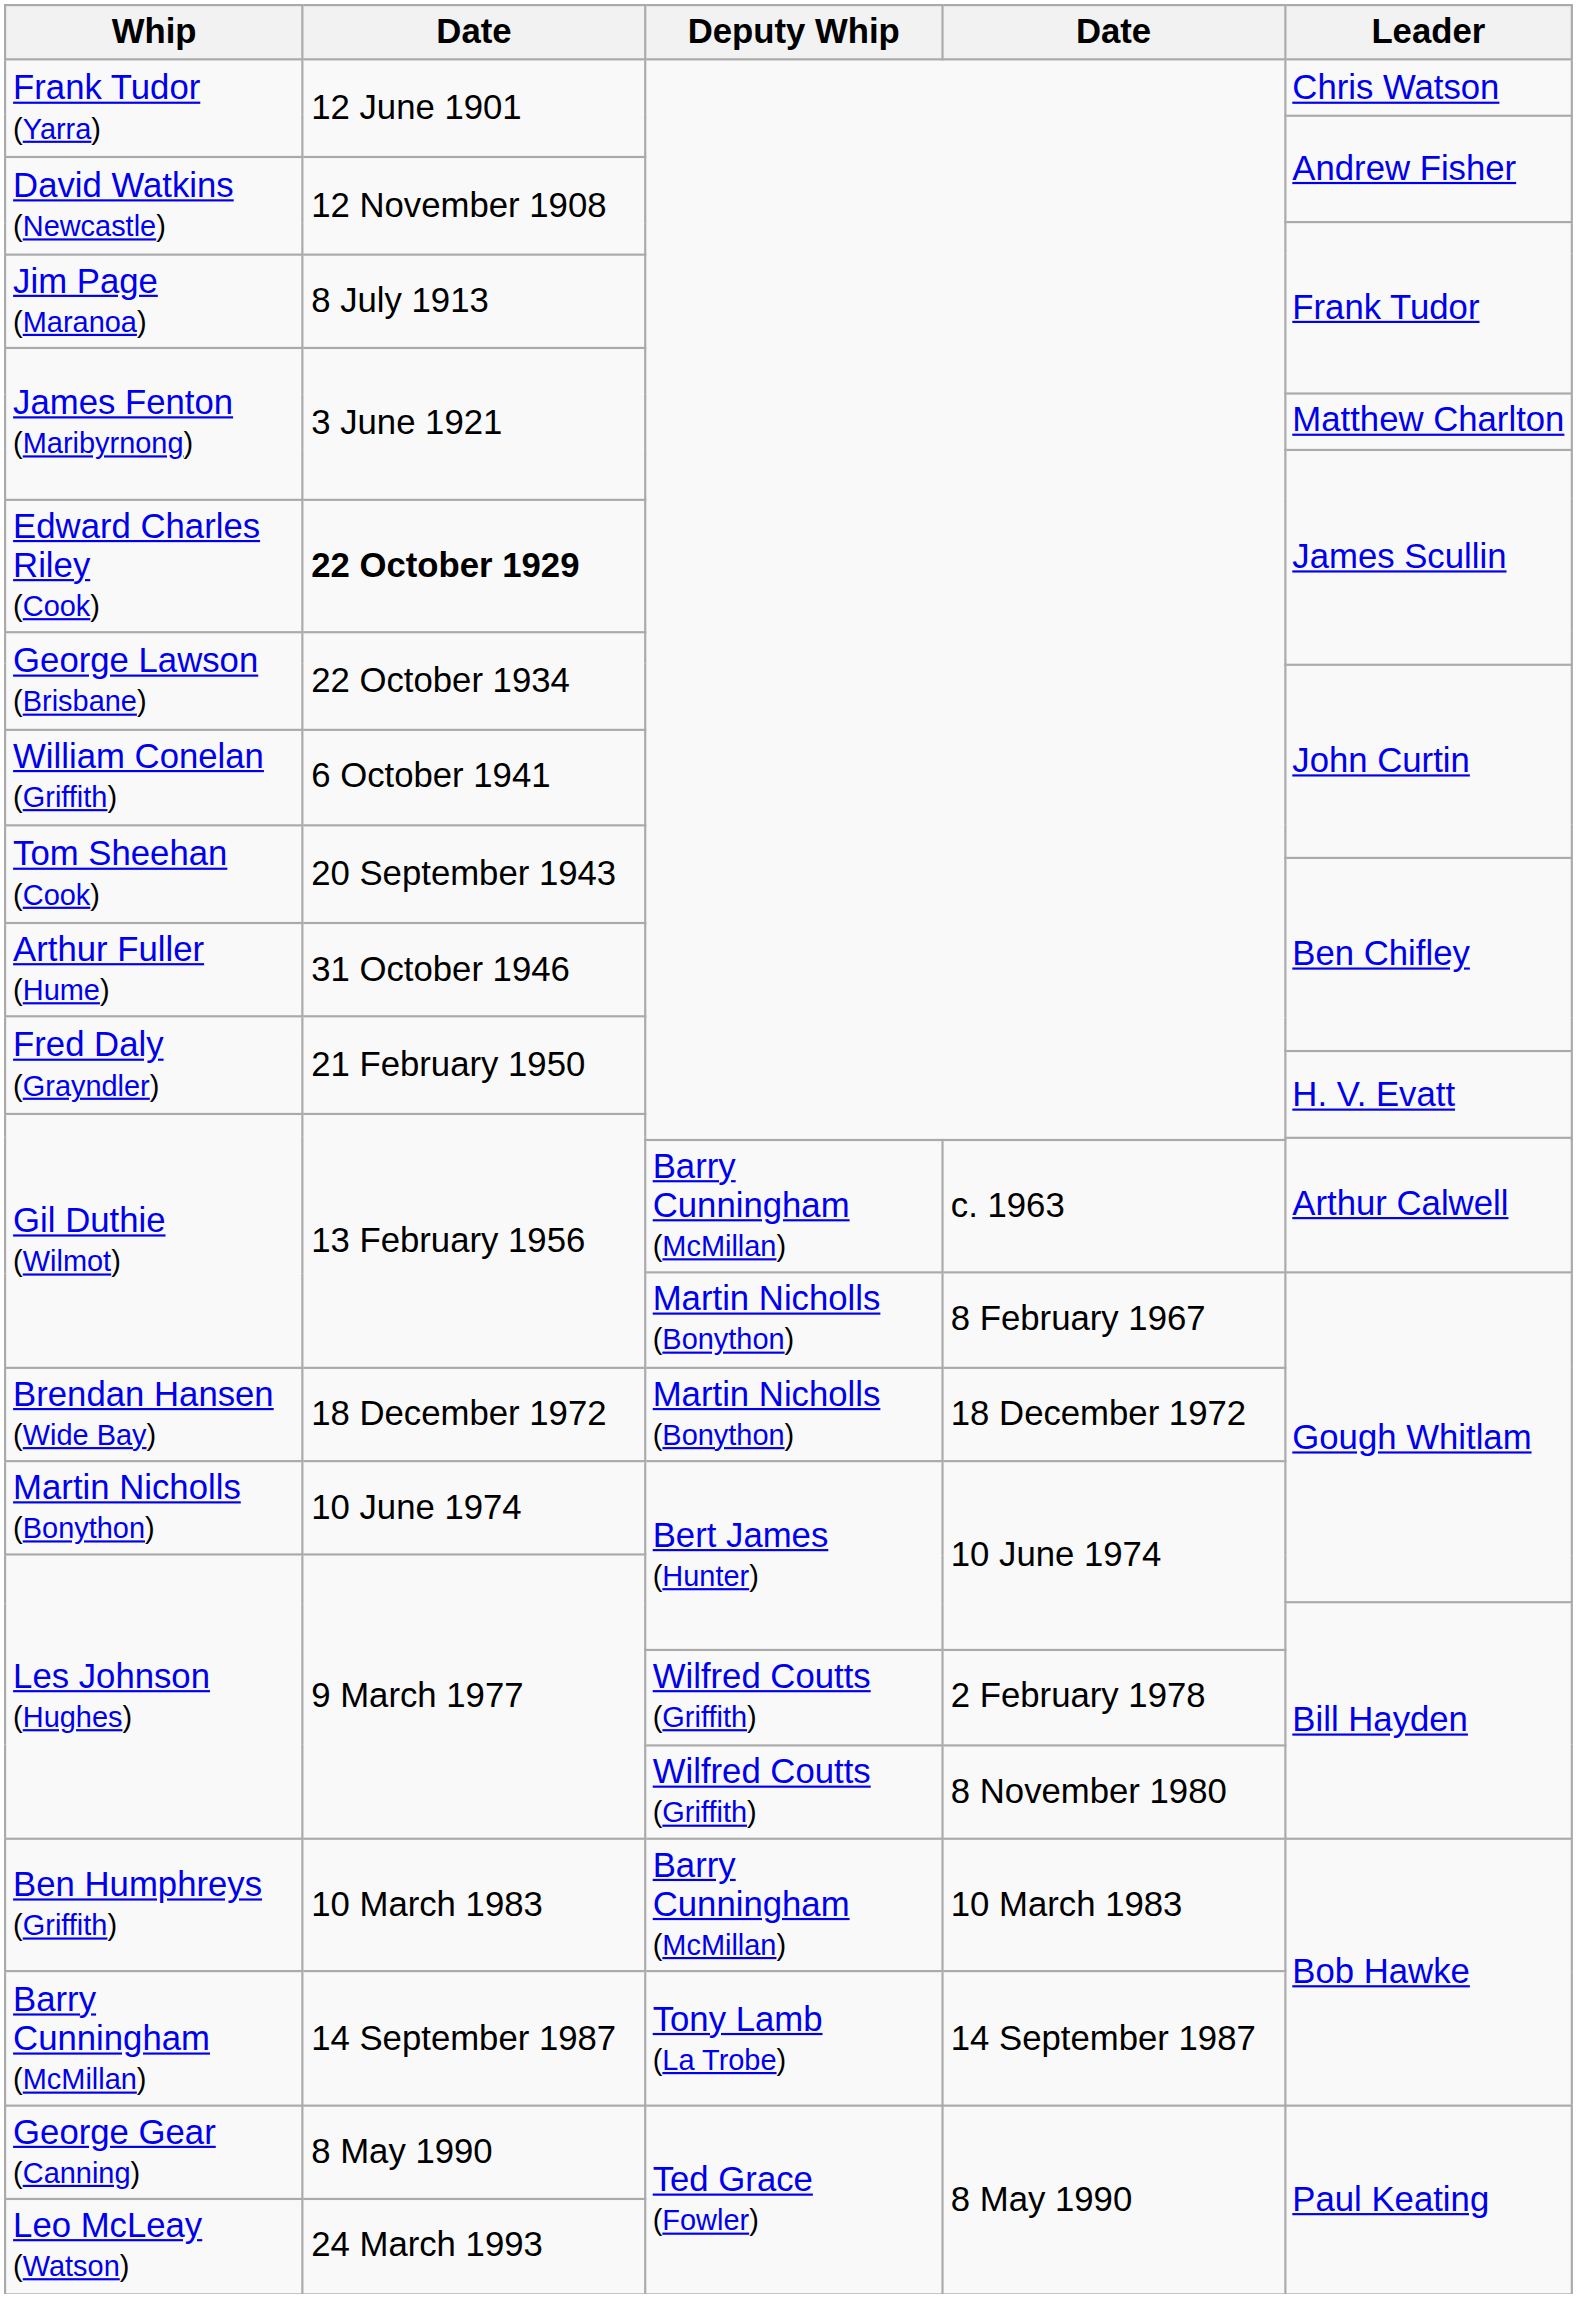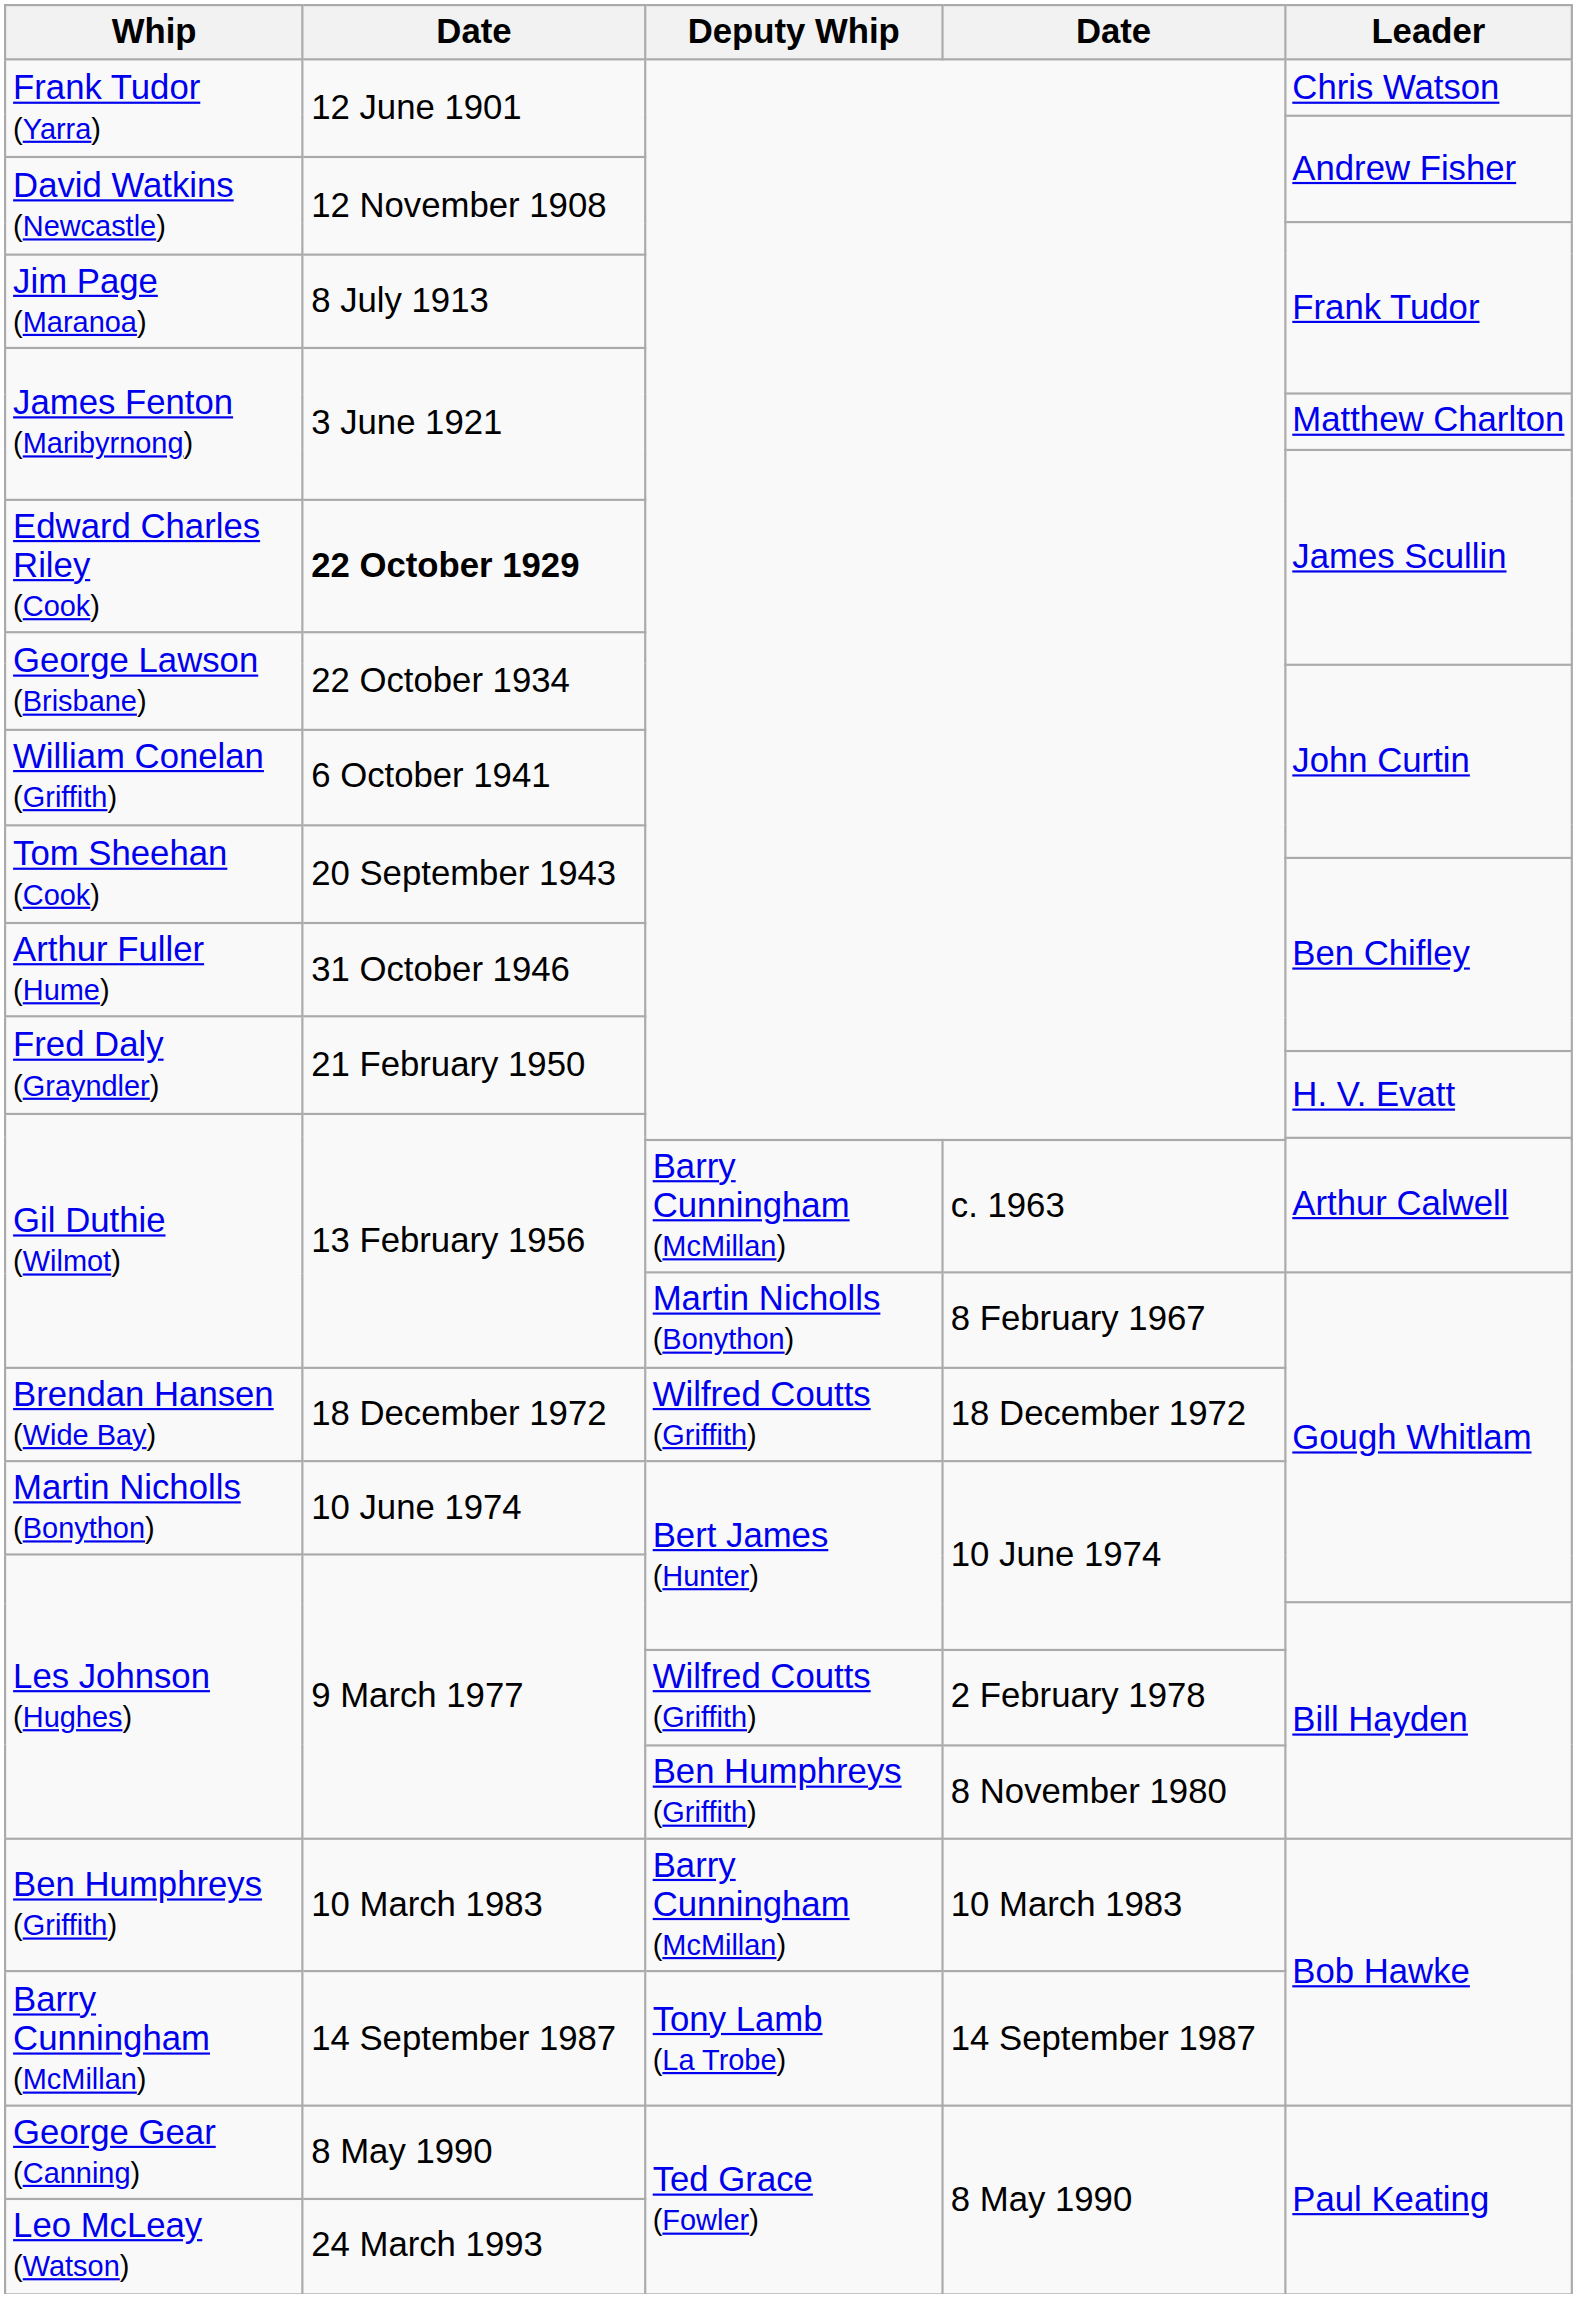(767, 1413) Martin Nicholls (Bonython) -> (762, 1413) Wilfred Coutts (Griffith)
(762, 1791) Wilfred Coutts (Griffith) -> (777, 1791) Ben Humphreys (Griffith)
